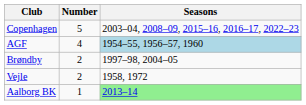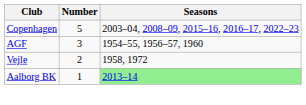(80, 44) 4 -> (80, 44) 3
(153, 44) lightblue background -> (153, 44) no background
- row: (24, 60)
